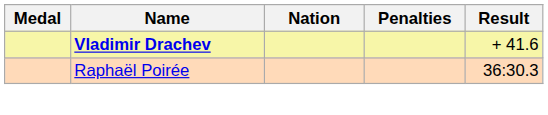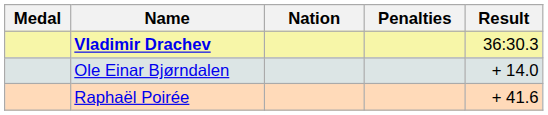(515, 45) + 41.6 -> (511, 45) 36:30.3
+ row: (152, 71)
(511, 71) 36:30.3 -> (515, 97) + 41.6
